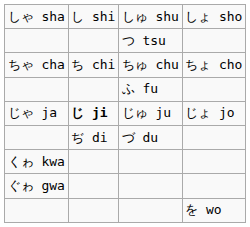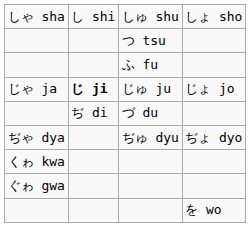- row: (36, 64)
+ row: (36, 137)
